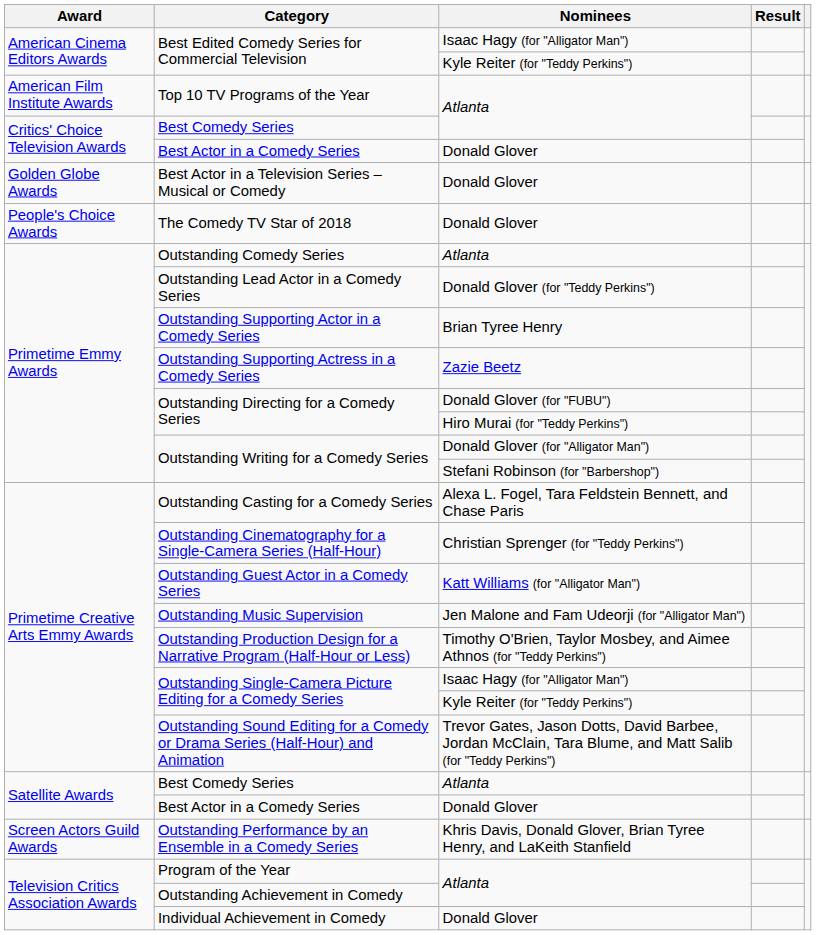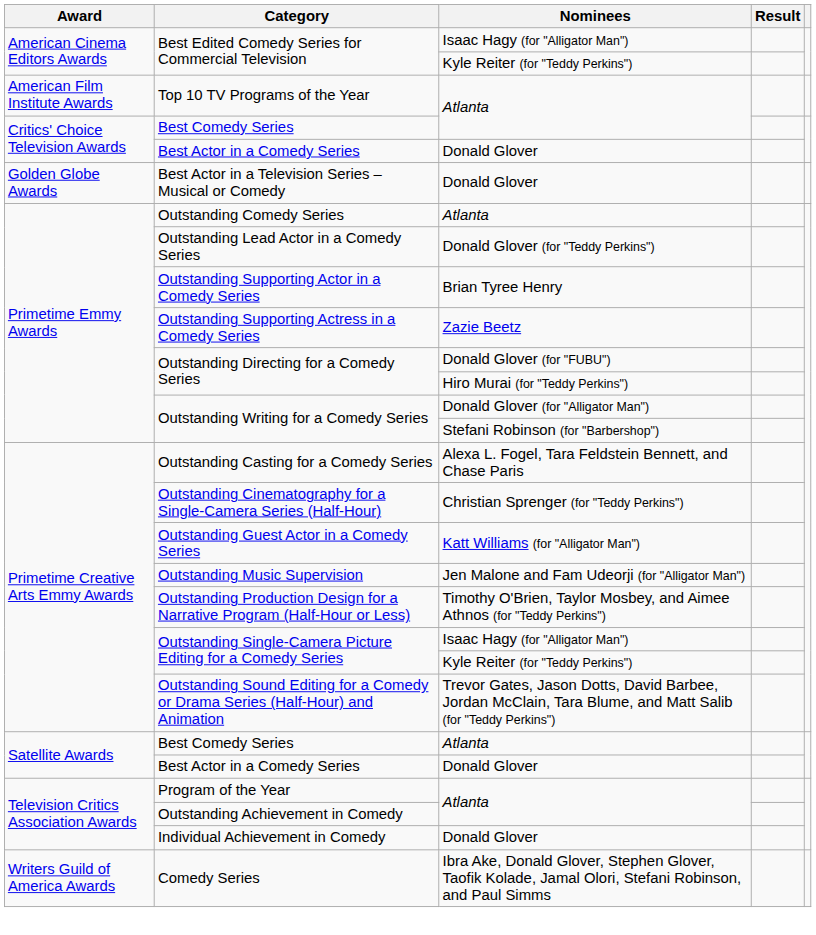- row: (255, 223)
- row: (263, 839)
+ row: (209, 877)
